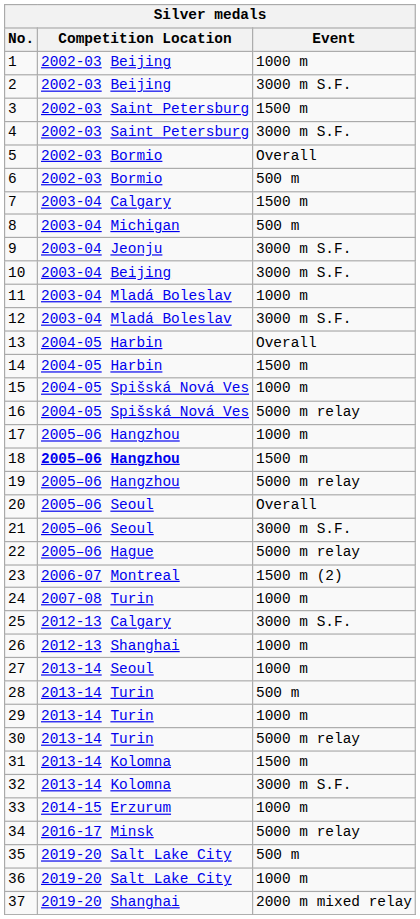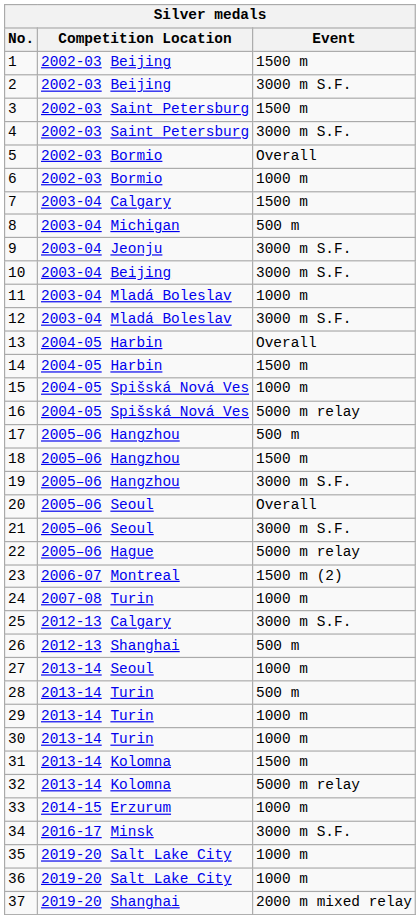(282, 63) 1000 m -> (282, 63) 1500 m
(278, 180) 500 m -> (282, 180) 1000 m
(282, 436) 1000 m -> (278, 436) 500 m
(110, 460) bold -> (110, 460) normal
(308, 483) 5000 m relay -> (304, 483) 3000 m S.F.
(282, 646) 1000 m -> (278, 646) 500 m
(308, 740) 5000 m relay -> (282, 740) 1000 m
(304, 786) 3000 m S.F. -> (308, 786) 5000 m relay
(308, 833) 5000 m relay -> (304, 833) 3000 m S.F.
(278, 856) 500 m -> (282, 856) 1000 m
